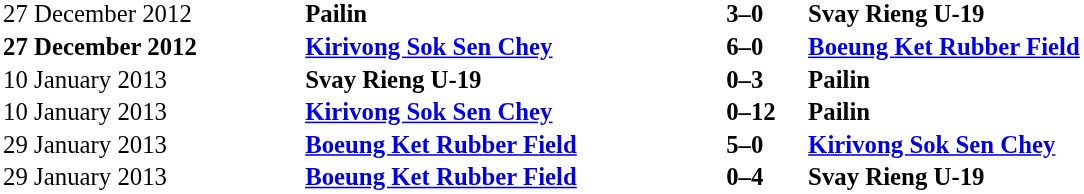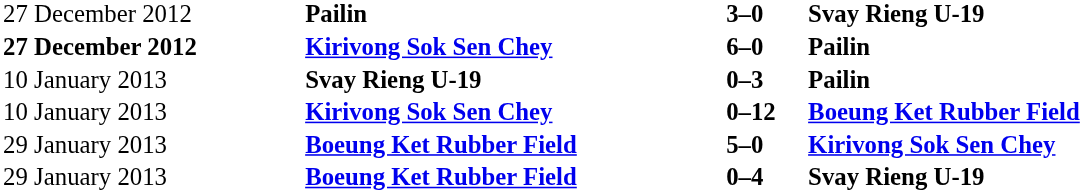(944, 46) Boeung Ket Rubber Field -> (839, 46) Pailin
(839, 112) Pailin -> (944, 112) Boeung Ket Rubber Field
